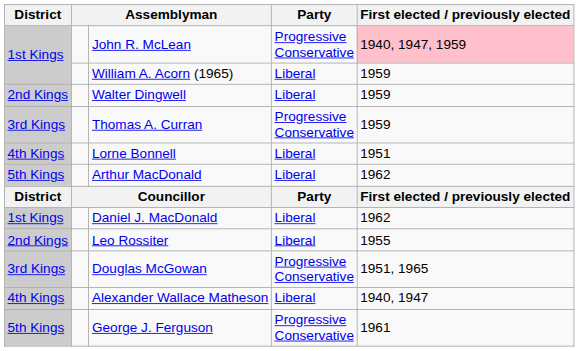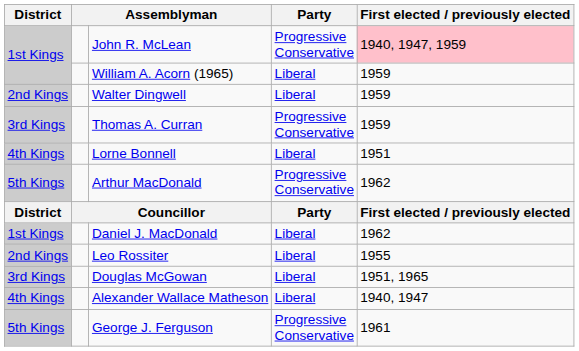(295, 175) Liberal -> (314, 182) Progressive Conservative
(314, 269) Progressive Conservative -> (295, 276) Liberal
